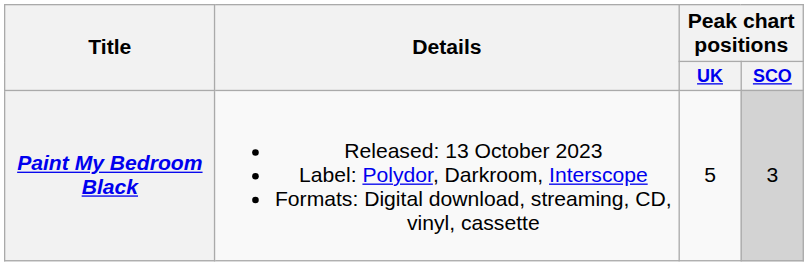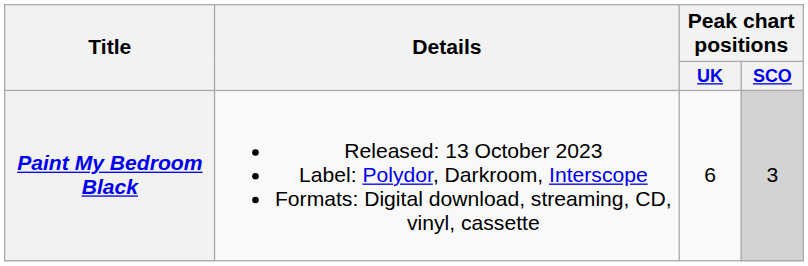(710, 175) 5 -> (710, 175) 6
